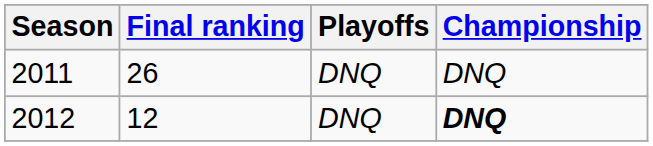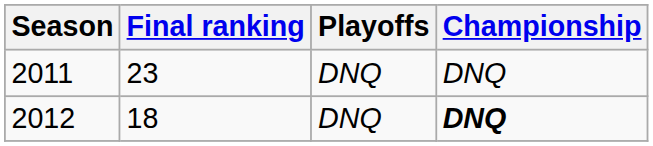(143, 72) 26 -> (143, 72) 23
(143, 118) 12 -> (143, 118) 18
